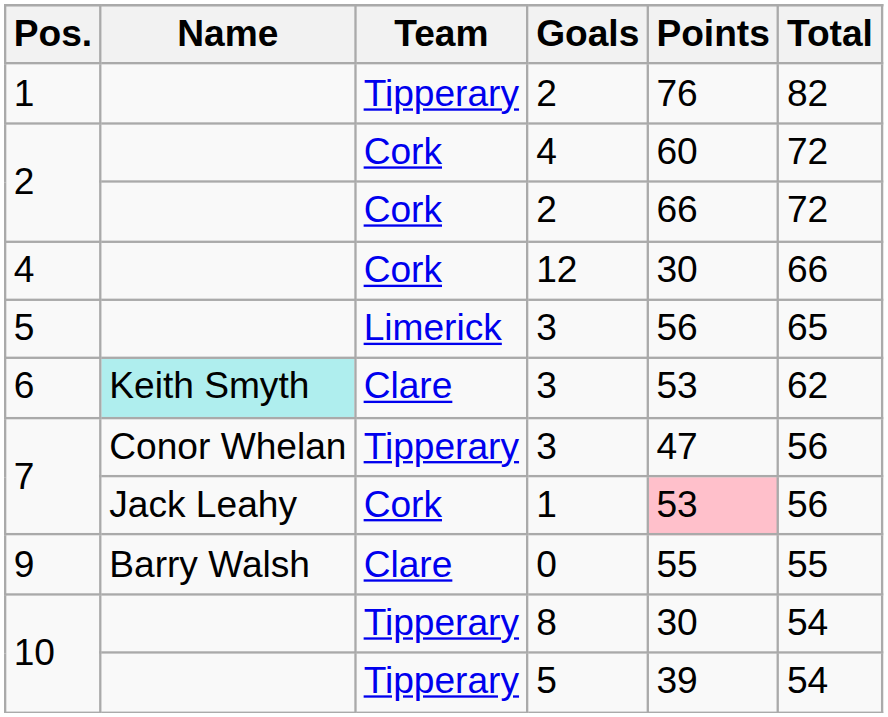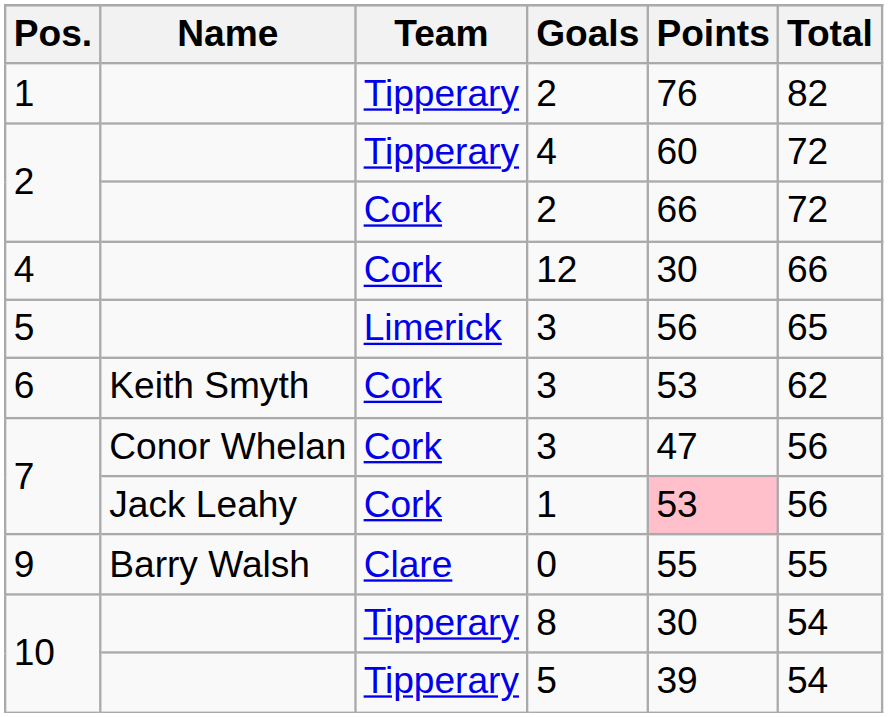(403, 151) Cork -> (441, 151) Tipperary
(209, 387) paleturquoise background -> (209, 387) no background
(408, 387) Clare -> (403, 387) Cork
(441, 446) Tipperary -> (403, 446) Cork
